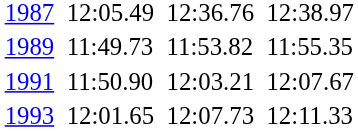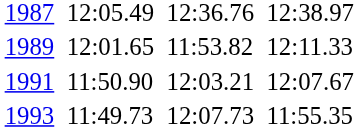(110, 47) 11:49.73 -> (110, 47) 12:01.65
(310, 47) 11:55.35 -> (310, 47) 12:11.33
(110, 115) 12:01.65 -> (110, 115) 11:49.73
(310, 115) 12:11.33 -> (310, 115) 11:55.35
